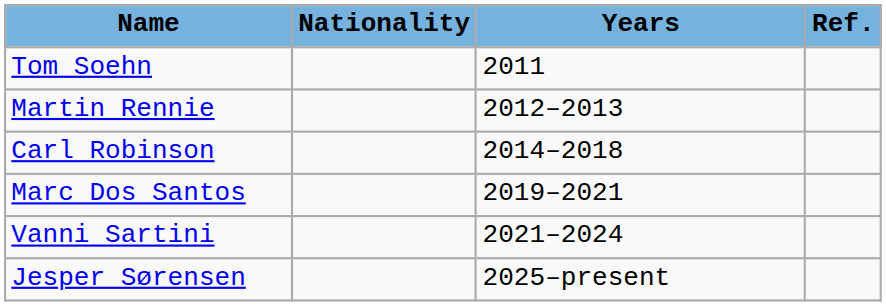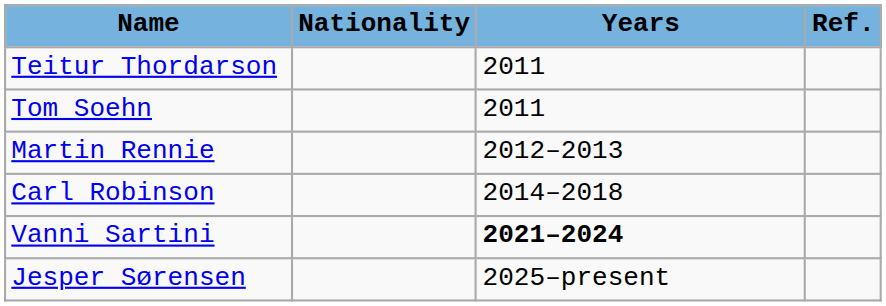+ row: (144, 69)
- row: (129, 195)
(553, 237) normal -> (553, 237) bold
